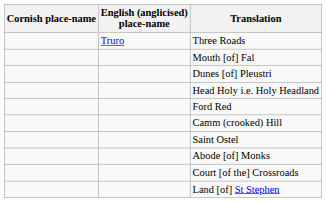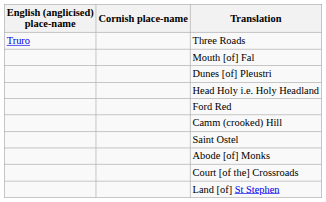columns swapped: (144, 18) <-> (51, 18)
